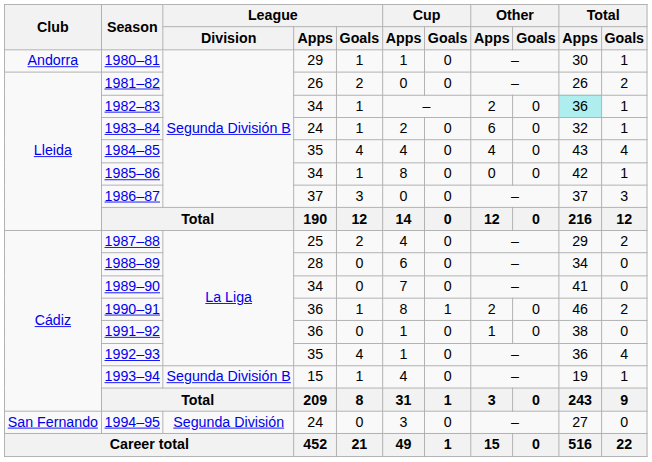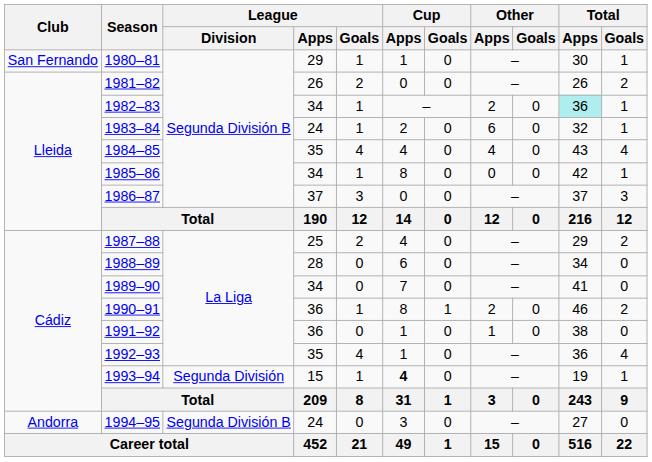(53, 60) Andorra -> (53, 60) San Fernando
(229, 377) Segunda División B -> (229, 377) Segunda División
(403, 377) normal -> (403, 377) bold
(53, 422) San Fernando -> (53, 422) Andorra
(229, 422) Segunda División -> (229, 422) Segunda División B
